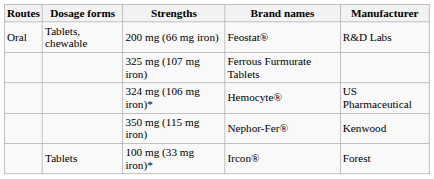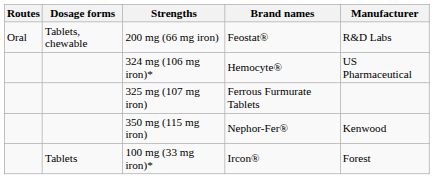rows swapped: (163, 98) <-> (163, 67)
